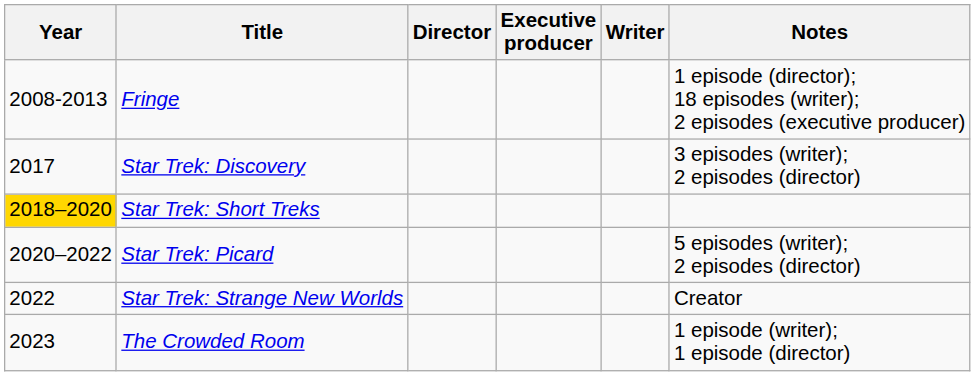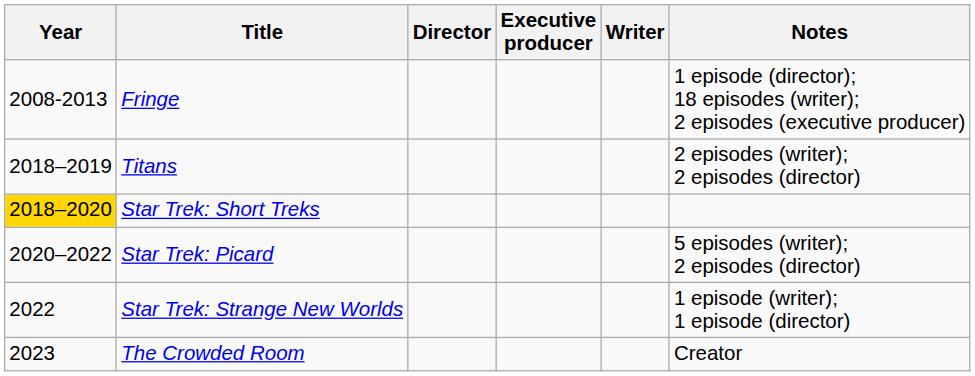- row: (213, 166)
+ row: (149, 166)
(708, 298) Creator -> (762, 309) 1 episode (writer); 1 episode (director)
(762, 342) 1 episode (writer); 1 episode (director) -> (708, 353) Creator
